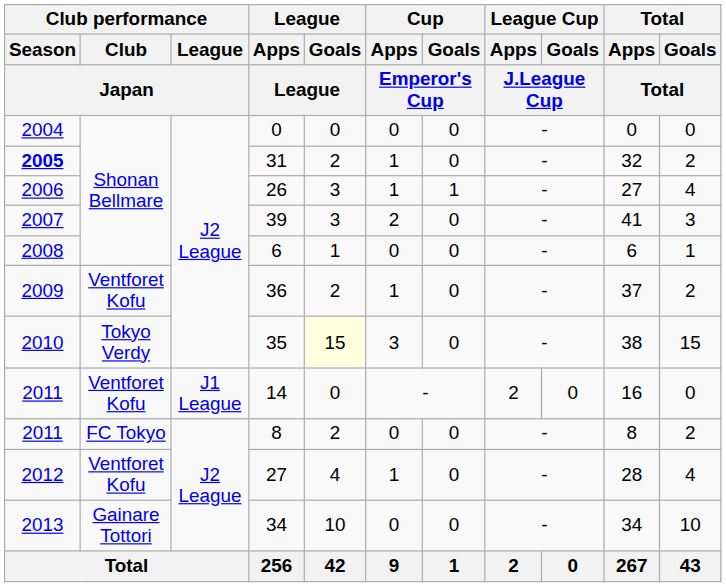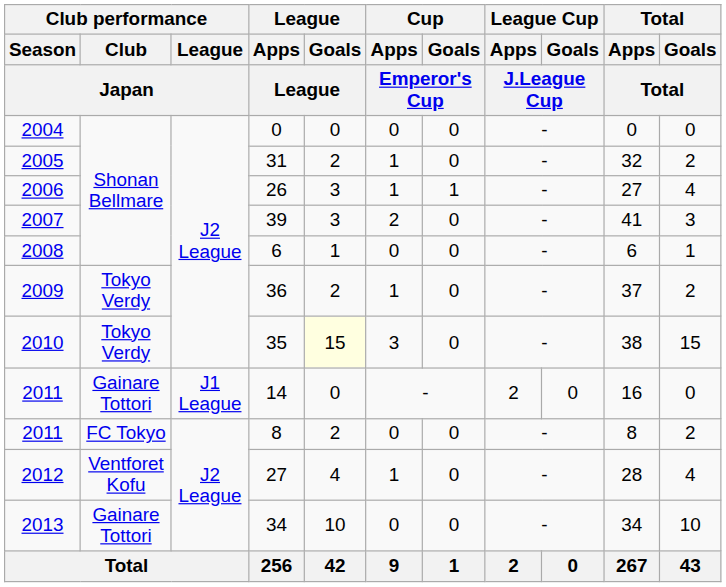(43, 160) bold -> (43, 160) normal
(126, 290) Ventforet Kofu -> (126, 290) Tokyo Verdy
(126, 393) Ventforet Kofu -> (126, 393) Gainare Tottori
